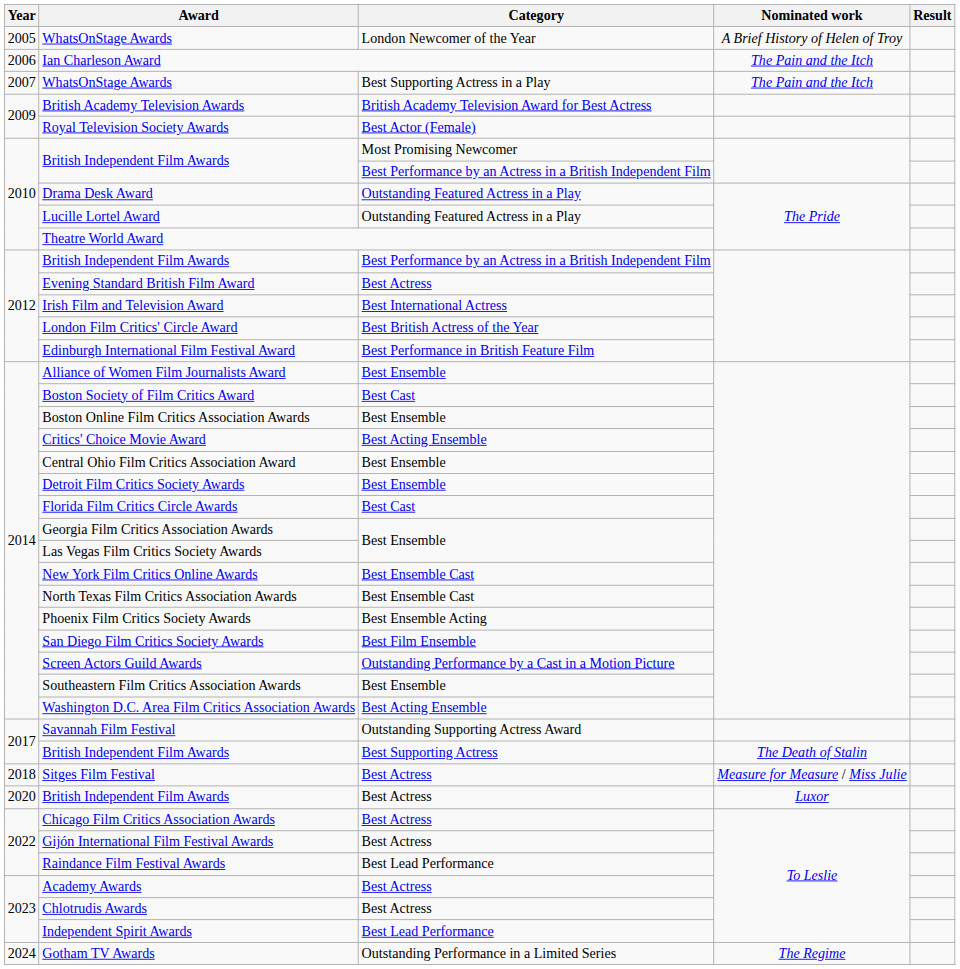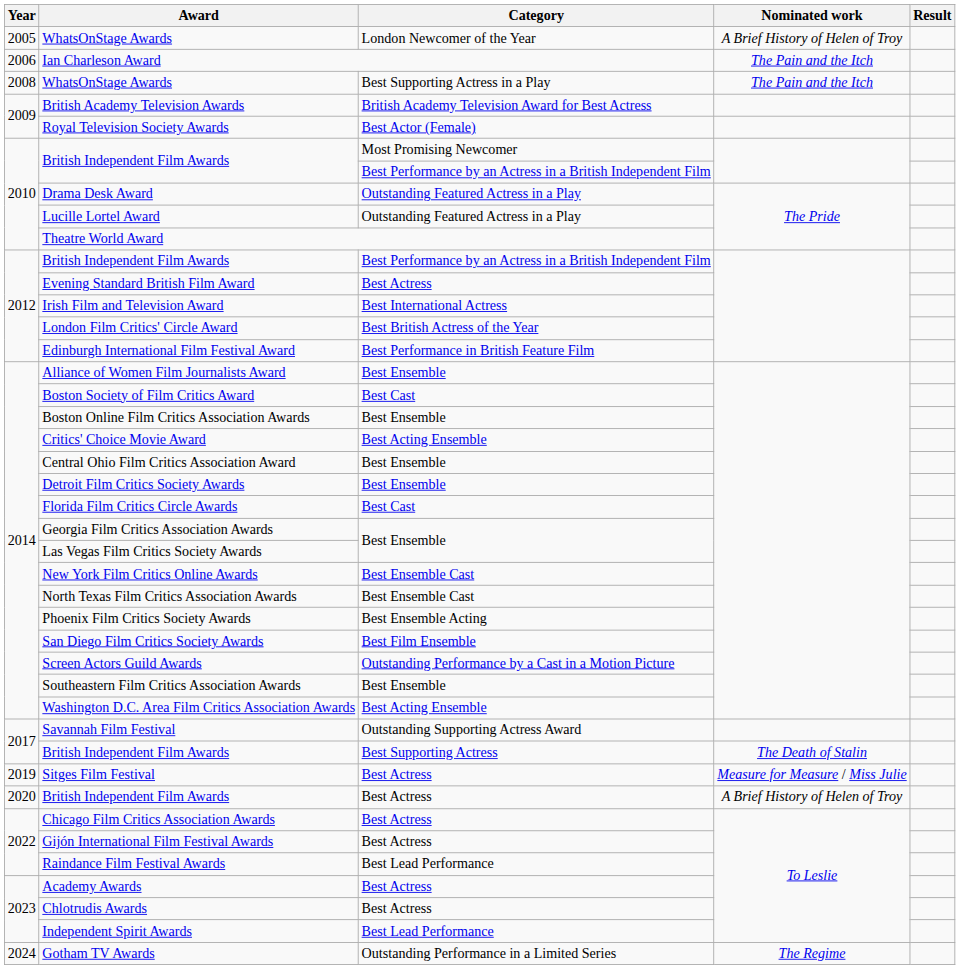(22, 82) 2007 -> (22, 82) 2008
(22, 774) 2018 -> (22, 774) 2019
(812, 797) Luxor -> (812, 797) A Brief History of Helen of Troy
